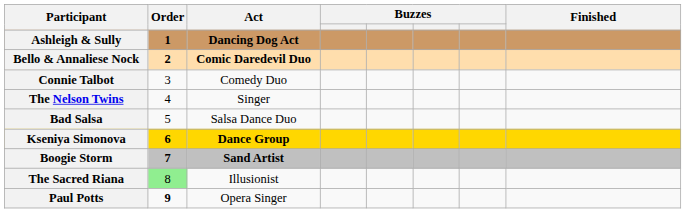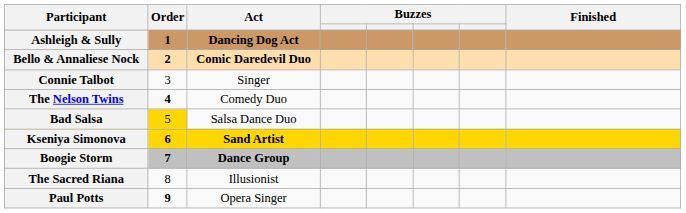(254, 79) Comedy Duo -> (254, 79) Singer
(168, 99) normal -> (168, 99) bold
(254, 99) Singer -> (254, 99) Comedy Duo
(168, 119) no background -> (168, 119) gold background
(254, 138) Dance Group -> (254, 138) Sand Artist
(254, 158) Sand Artist -> (254, 158) Dance Group
(168, 178) lightgreen background -> (168, 178) no background
